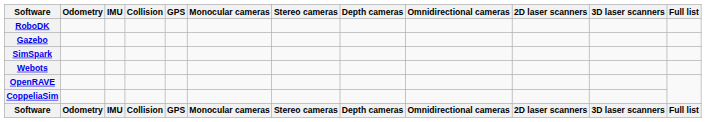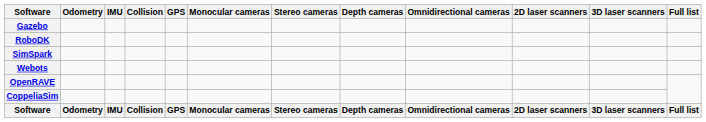rows swapped: (32, 39) <-> (32, 25)
